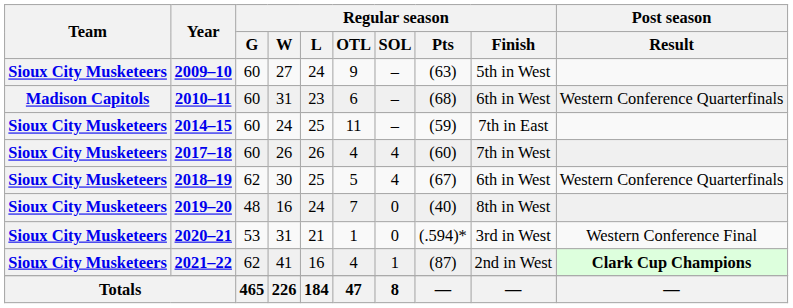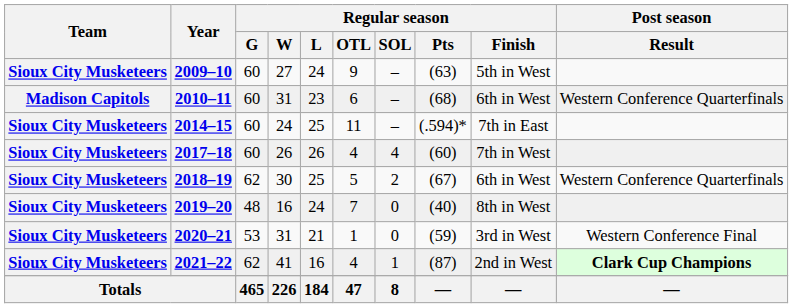(443, 126) (59) -> (443, 126) (.594)*
(395, 180) 4 -> (395, 180) 2
(443, 234) (.594)* -> (443, 234) (59)
